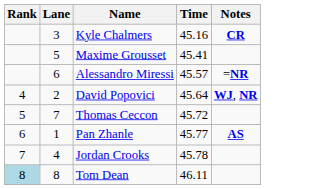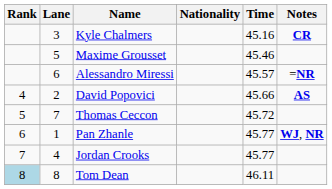+ column: (210, 14)
(194, 54) 45.41 -> (260, 54) 45.46
(194, 94) 45.64 -> (260, 94) 45.66
(236, 94) WJ, NR -> (302, 94) AS
(236, 134) AS -> (302, 134) WJ, NR
(194, 154) 45.78 -> (260, 154) 45.77
